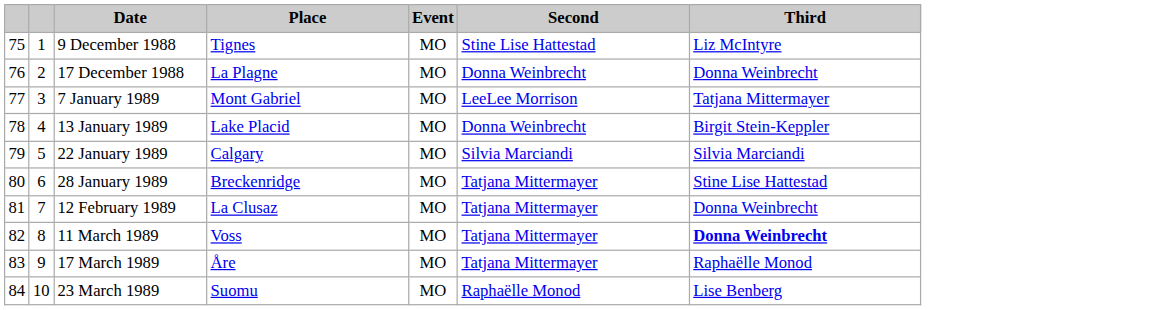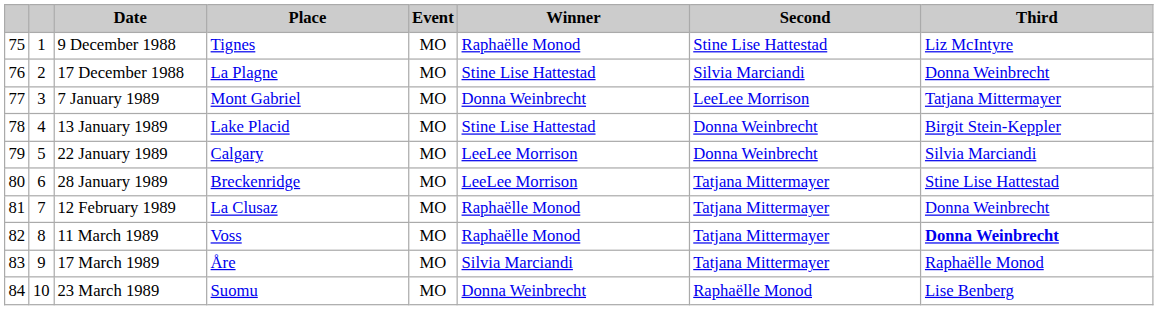+ column: (573, 17)
(524, 72) Donna Weinbrecht -> (749, 72) Silvia Marciandi
(517, 153) Silvia Marciandi -> (755, 153) Donna Weinbrecht
